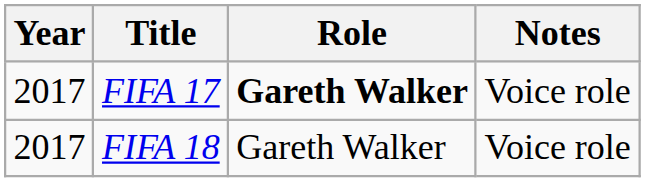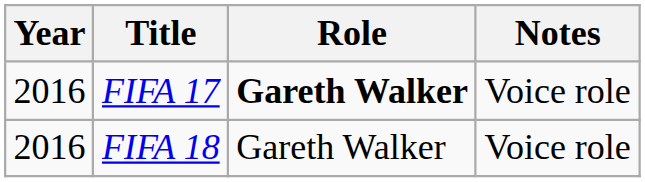(49, 90) 2017 -> (49, 90) 2016
(49, 147) 2017 -> (49, 147) 2016
